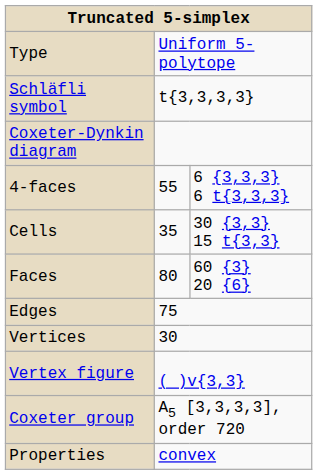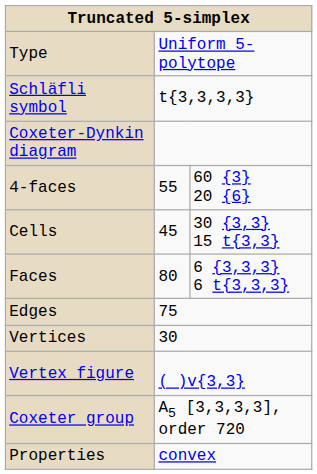(241, 187) 6 {3,3,3} 6 t{3,3,3} -> (222, 187) 60 {3} 20 {6}
(168, 232) 35 -> (168, 232) 45
(222, 276) 60 {3} 20 {6} -> (241, 276) 6 {3,3,3} 6 t{3,3,3}
